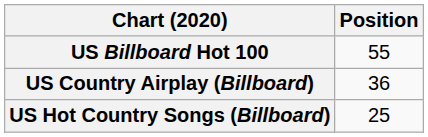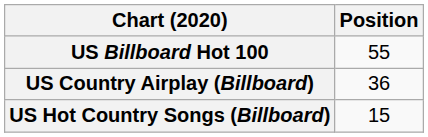(379, 115) 25 -> (379, 115) 15
